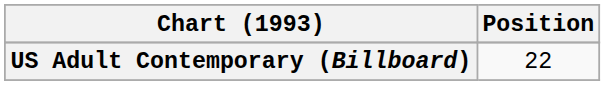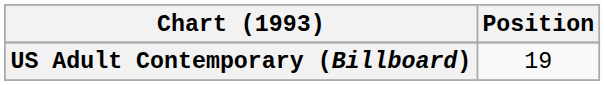(538, 62) 22 -> (538, 62) 19
